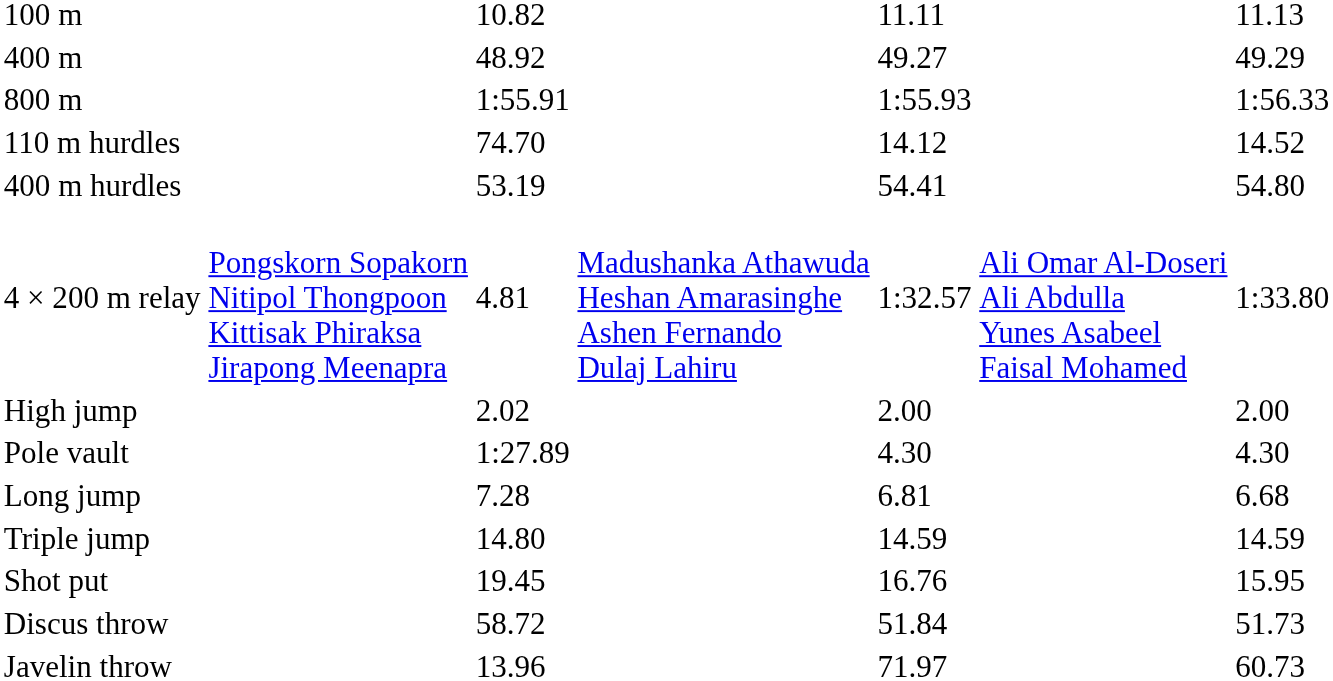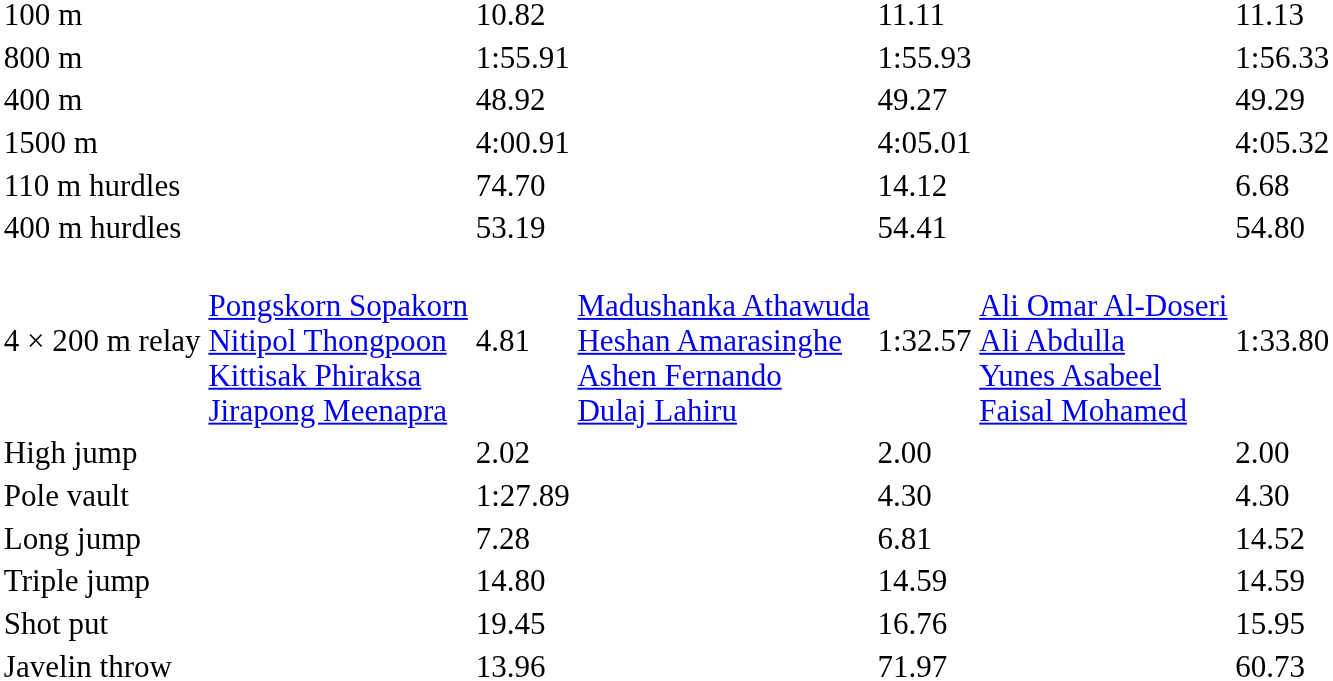rows swapped: (43, 57) <-> (43, 100)
+ row: (51, 142)
(1270, 142) 14.52 -> (1262, 185) 6.68
(1262, 495) 6.68 -> (1270, 538) 14.52
- row: (86, 623)
